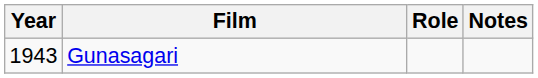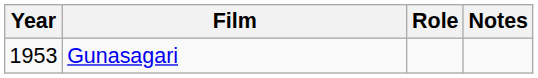(33, 55) 1943 -> (33, 55) 1953
